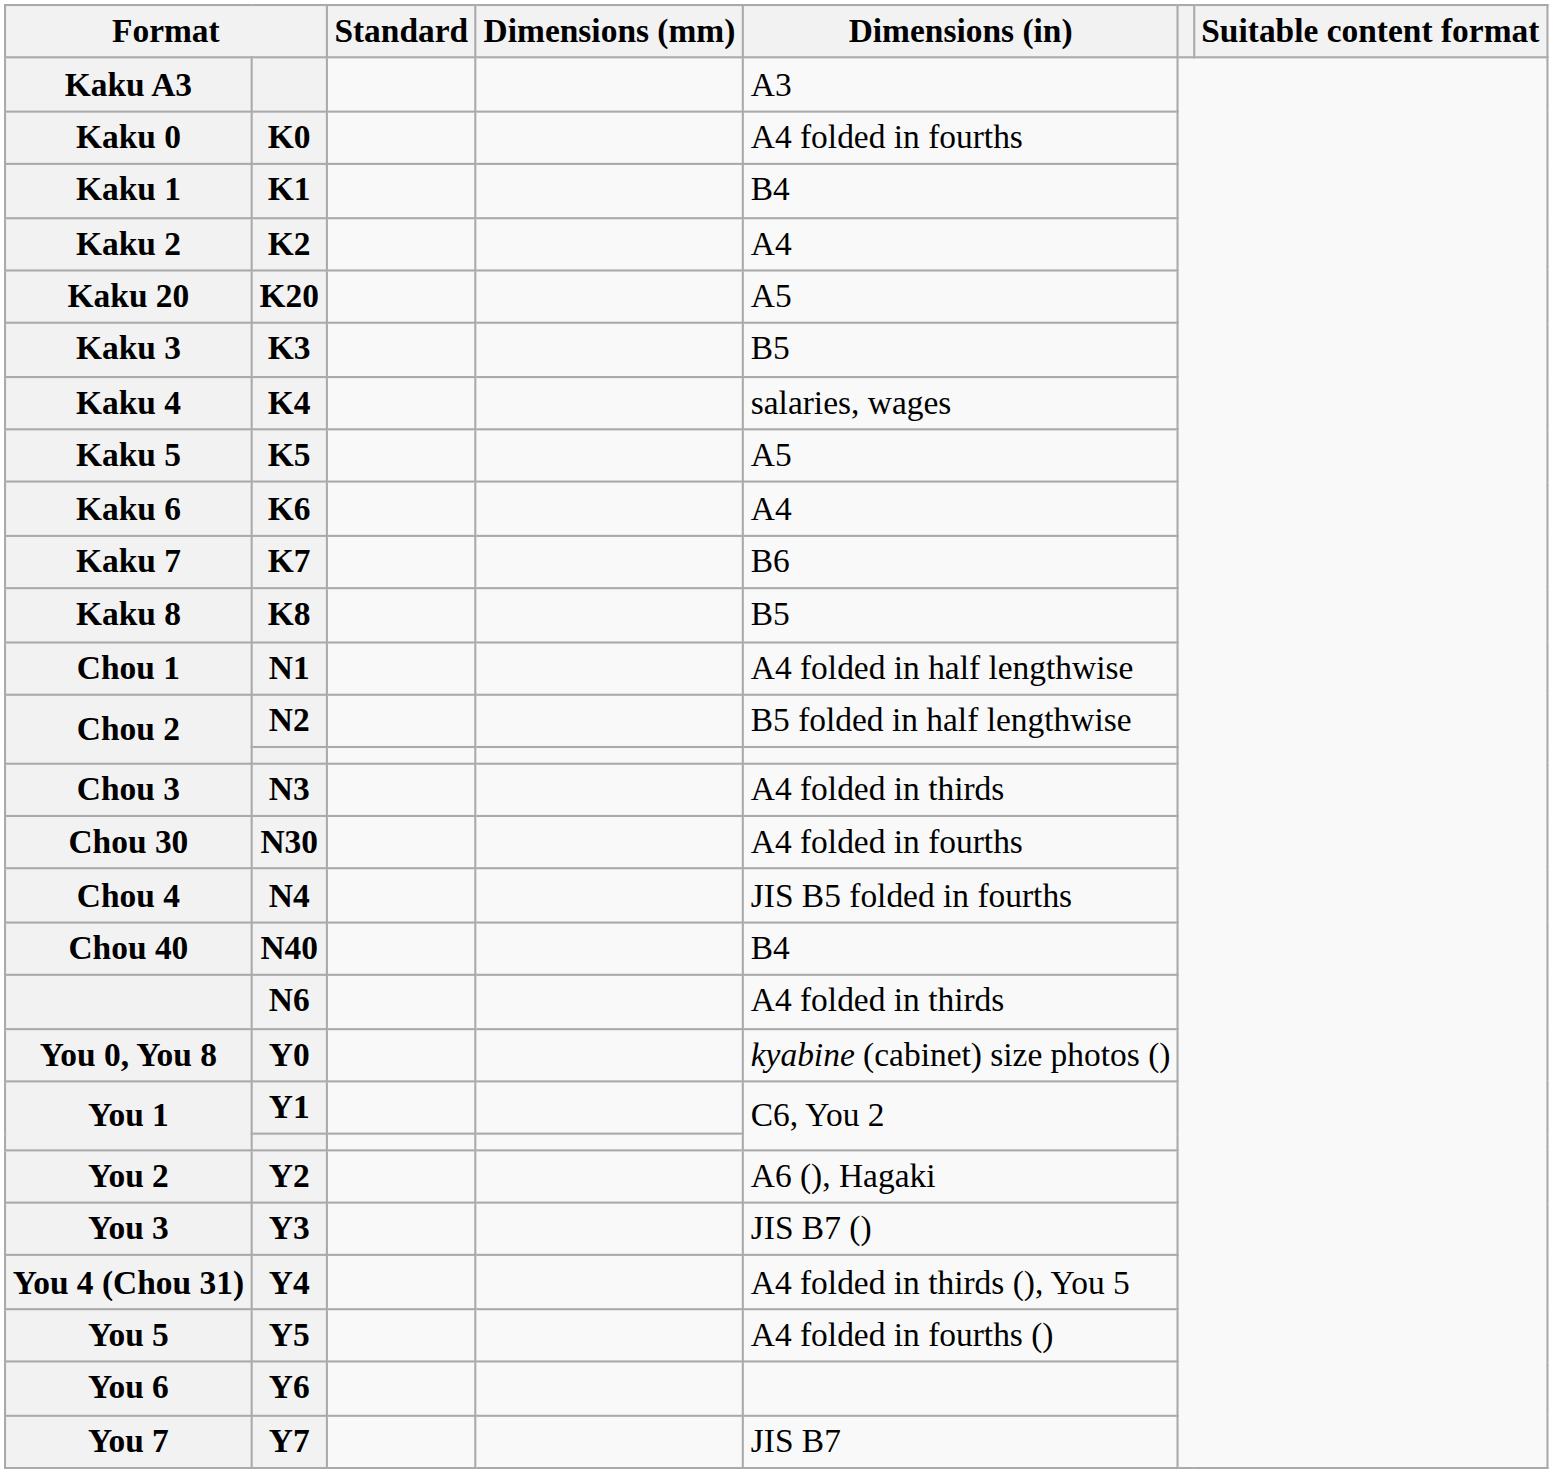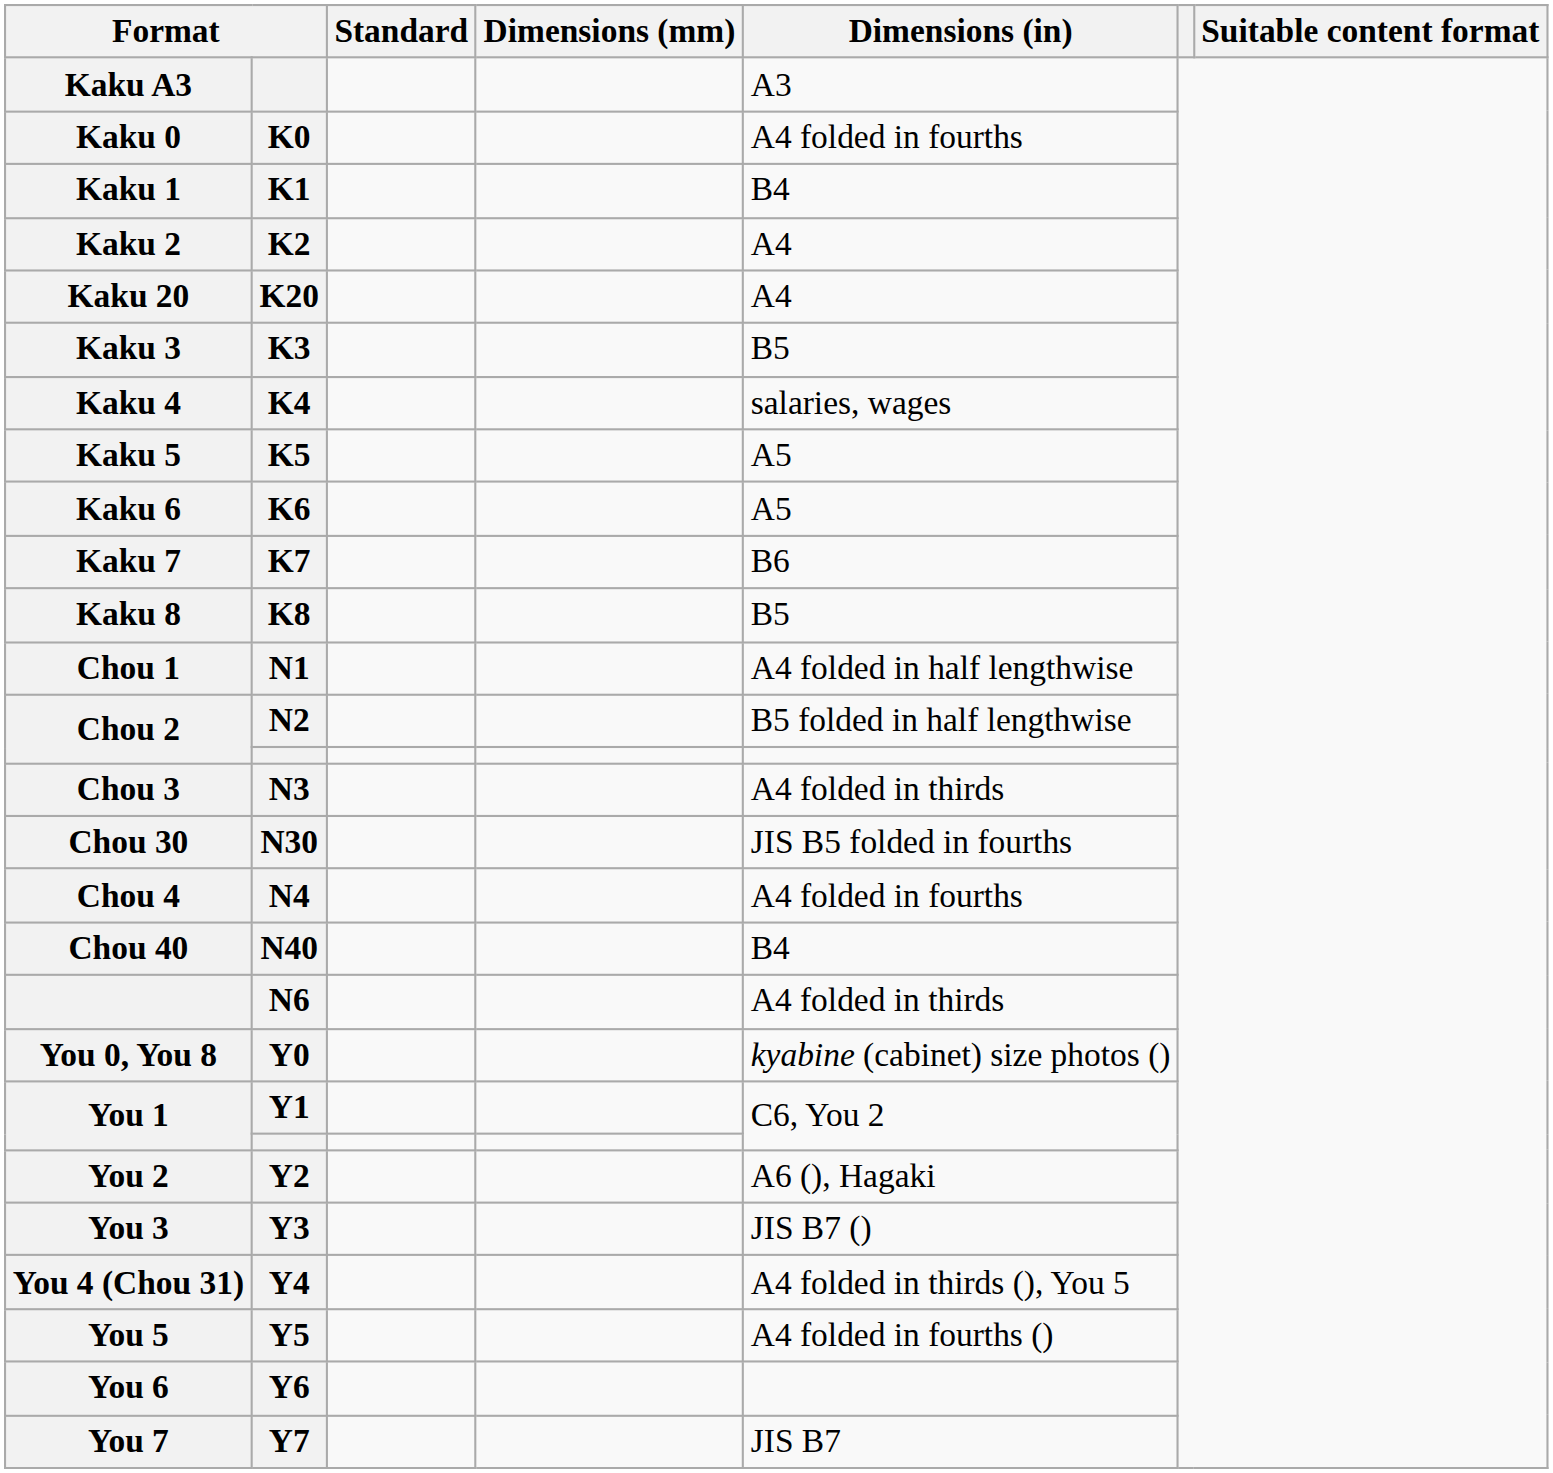(771, 296) A5 -> (771, 296) A4
(771, 508) A4 -> (771, 508) A5
(887, 841) A4 folded in fourths -> (911, 841) JIS B5 folded in fourths
(911, 894) JIS B5 folded in fourths -> (887, 894) A4 folded in fourths
